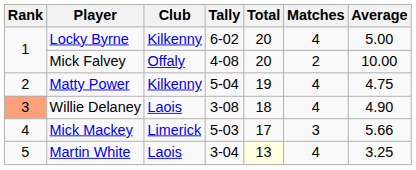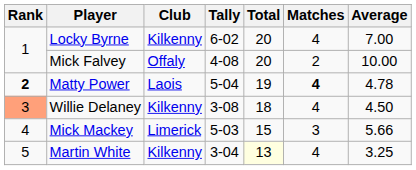(379, 38) 5.00 -> (379, 38) 7.00
(25, 84) normal -> (25, 84) bold
(175, 84) Kilkenny -> (165, 84) Laois
(316, 84) normal -> (316, 84) bold
(379, 84) 4.75 -> (379, 84) 4.78
(165, 107) Laois -> (175, 107) Kilkenny
(379, 107) 4.90 -> (379, 107) 4.50
(264, 130) 17 -> (264, 130) 15
(165, 152) Laois -> (175, 152) Kilkenny
